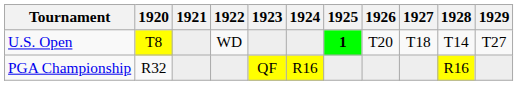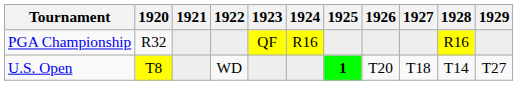rows swapped: (40, 42) <-> (70, 67)
